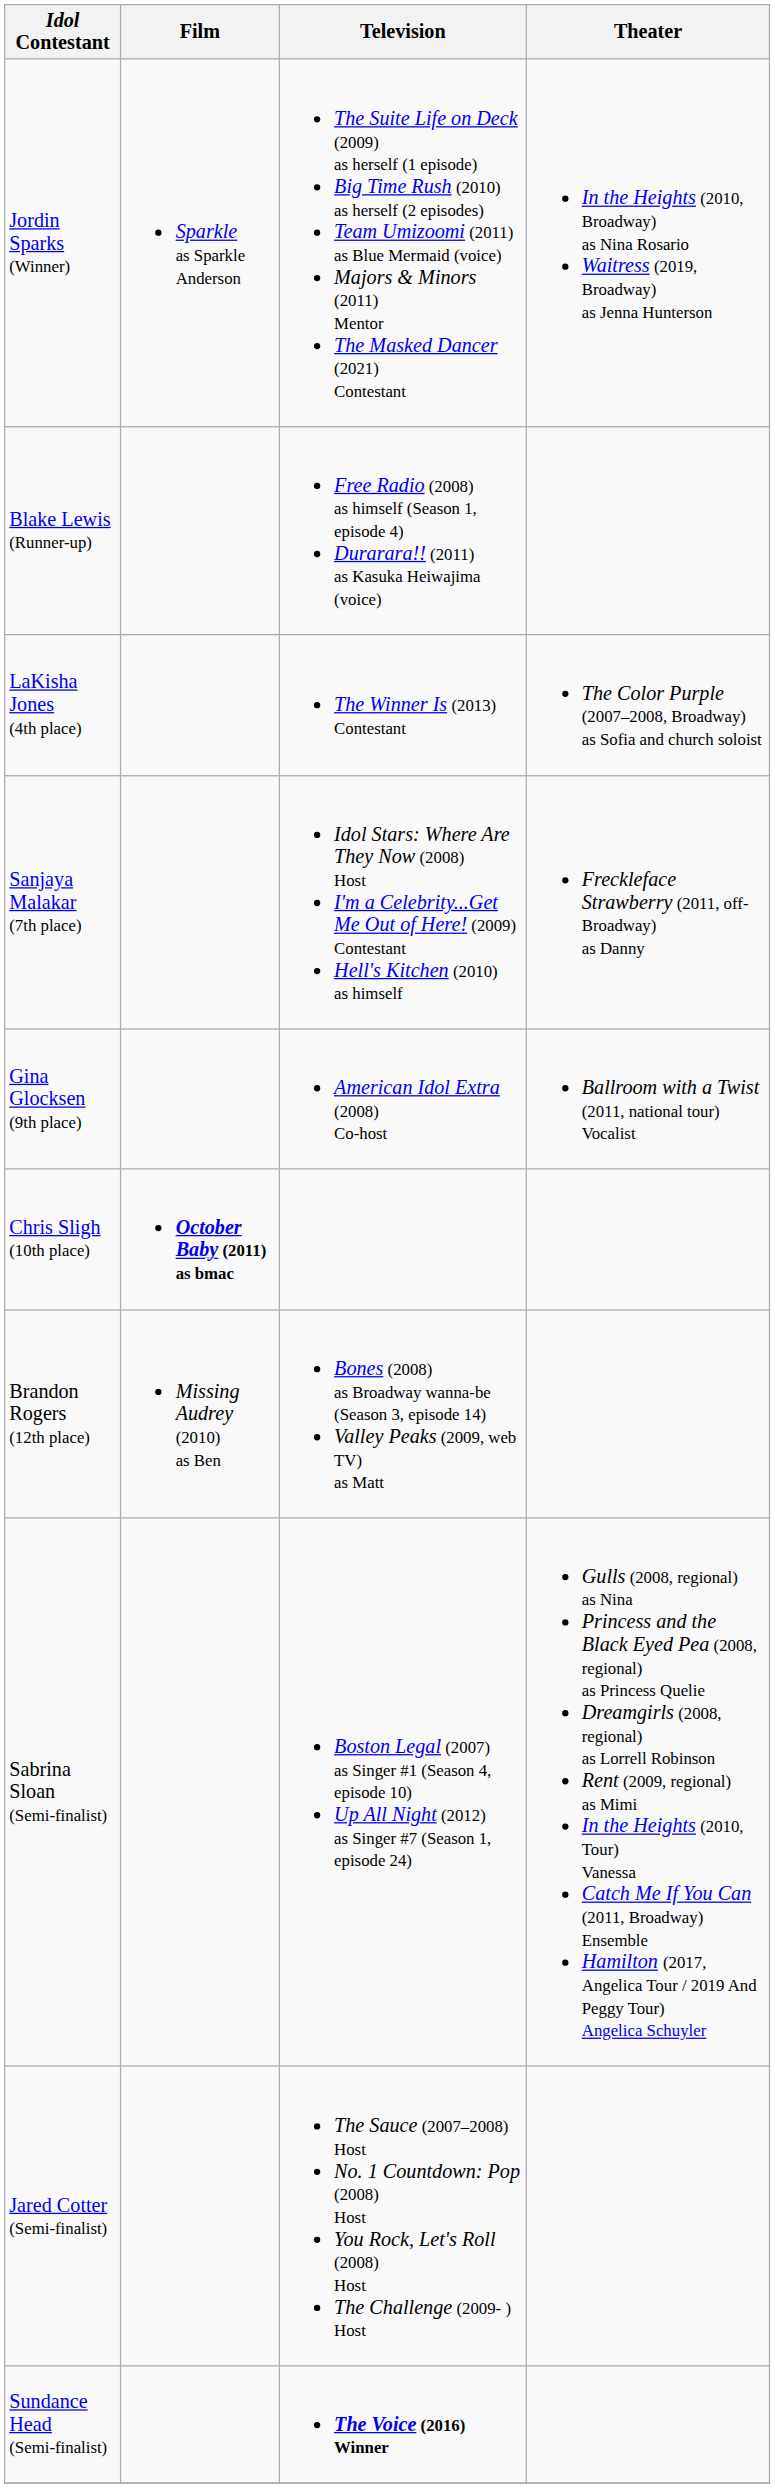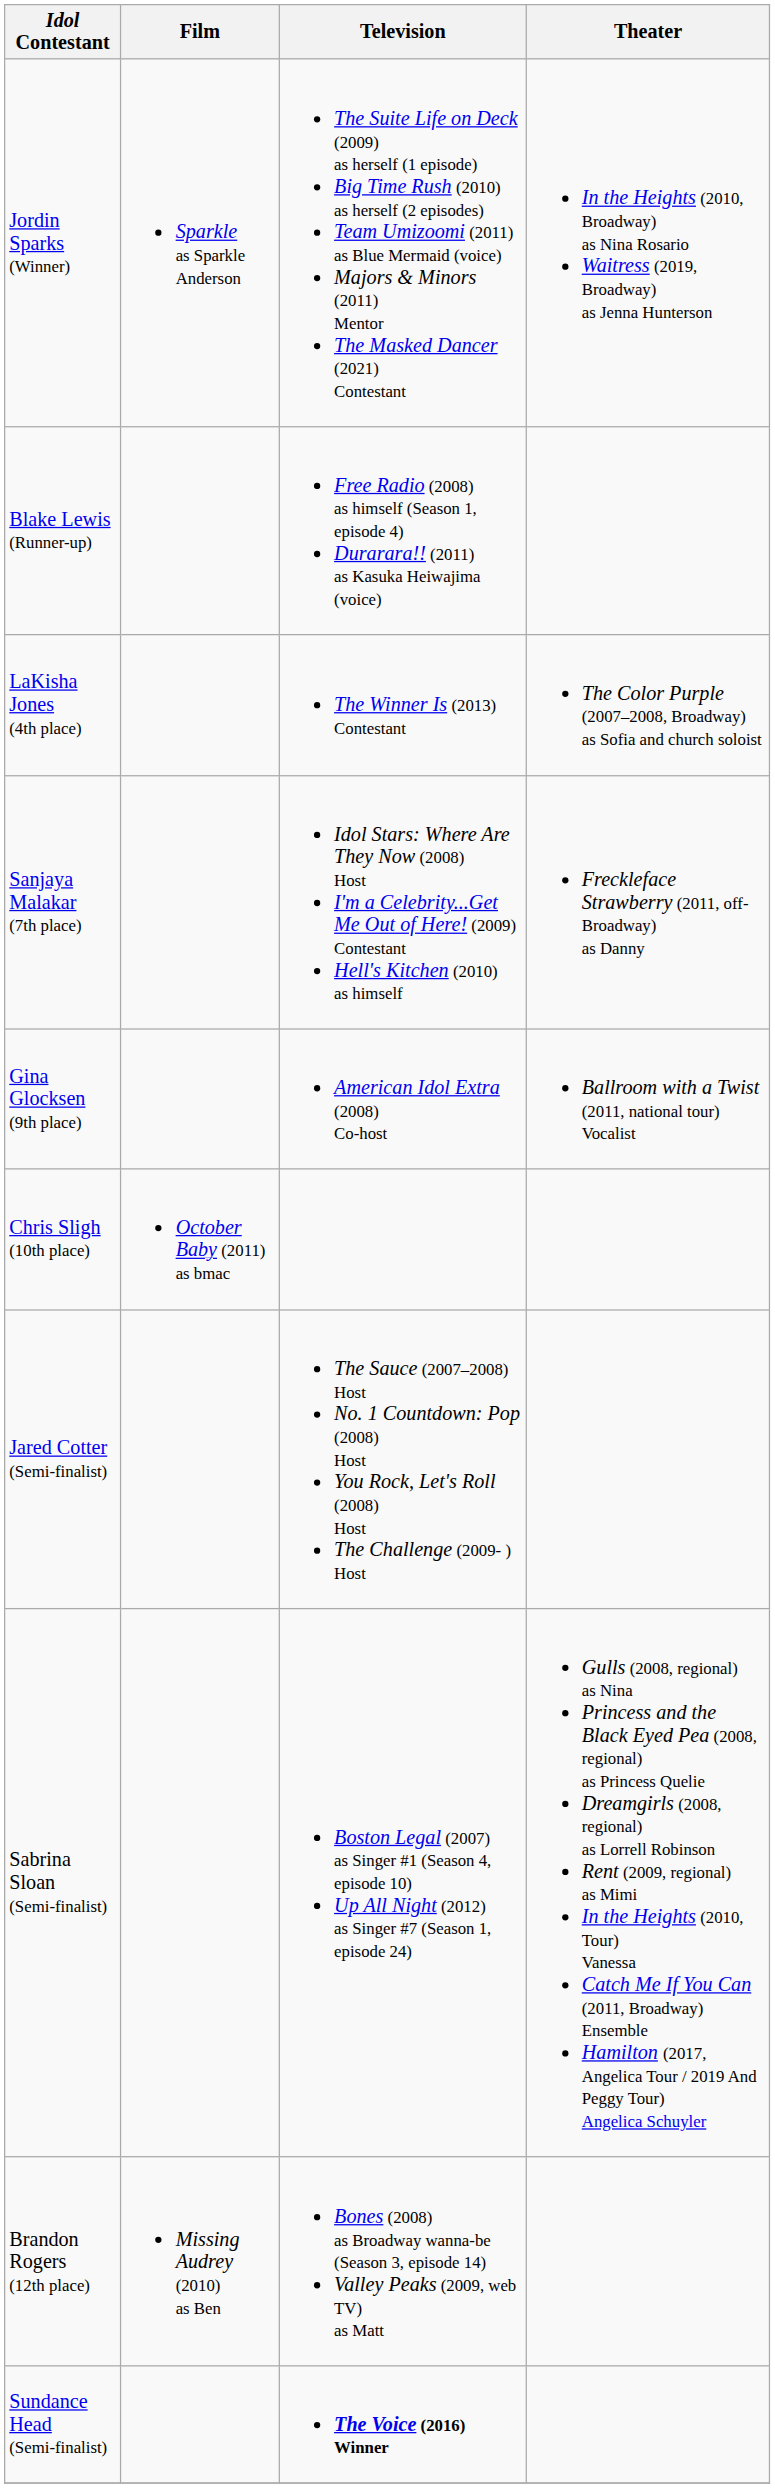(200, 1251) bold -> (200, 1251) normal
rows swapped: (50, 1413) <-> (58, 2215)
